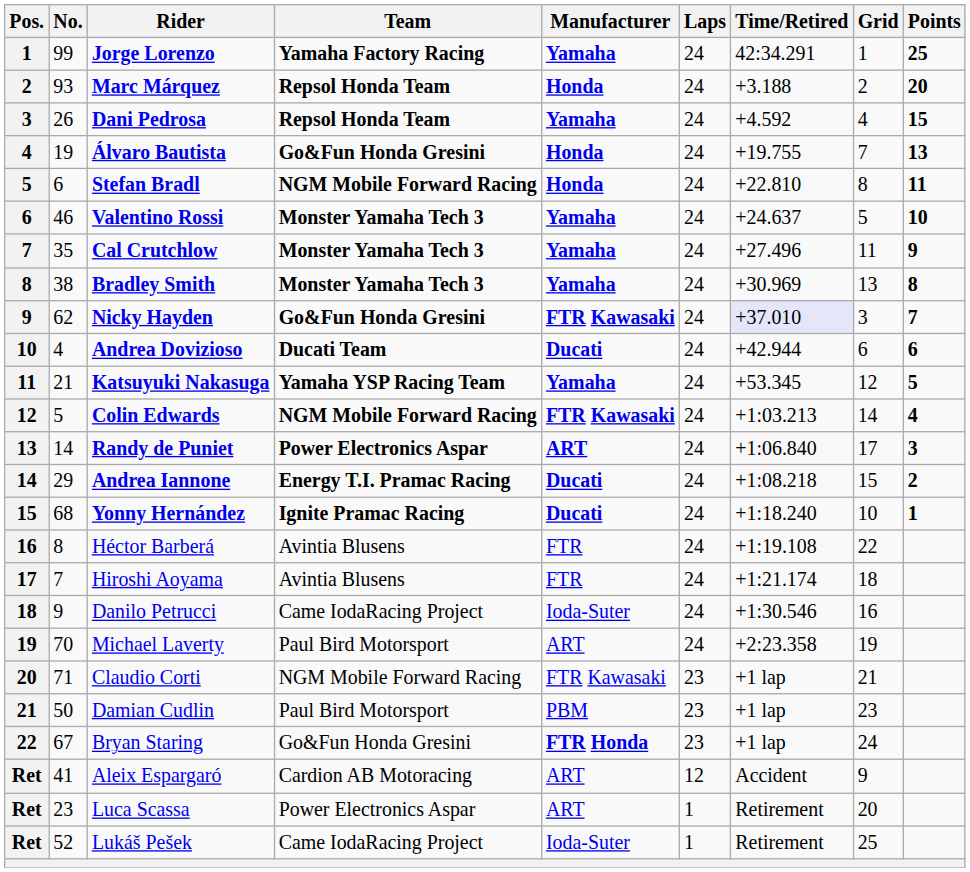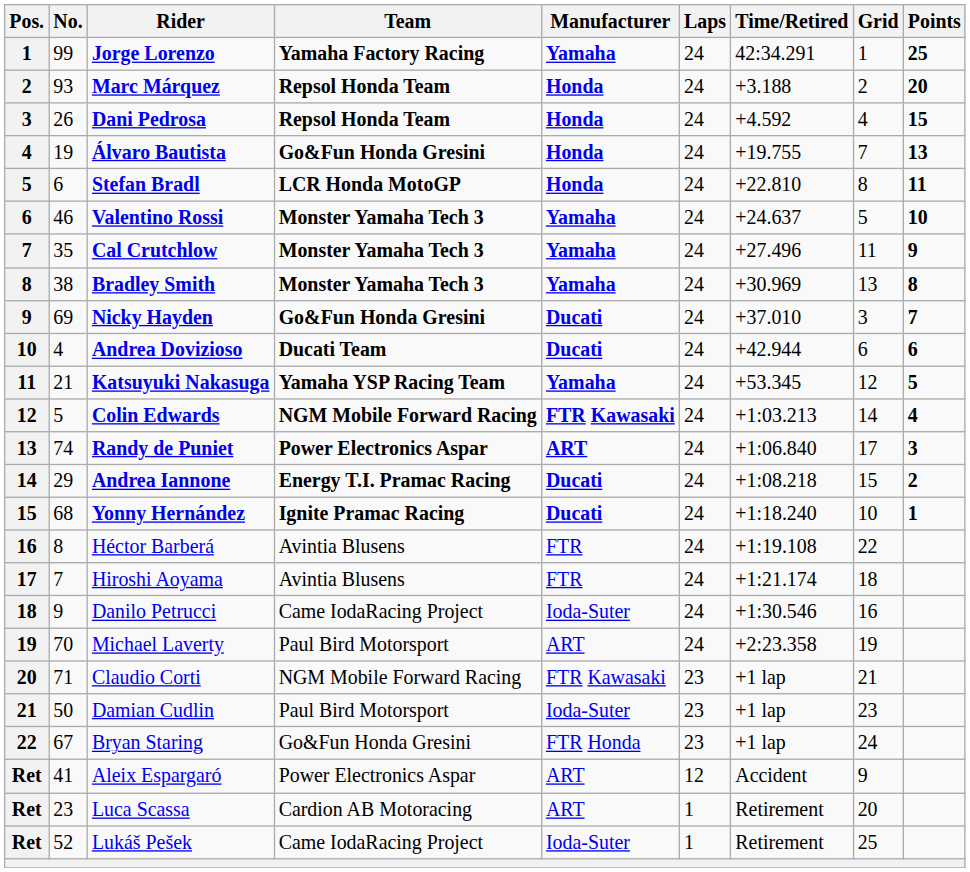(581, 119) Yamaha -> (575, 119) Honda
(408, 185) NGM Mobile Forward Racing -> (370, 185) LCR Honda MotoGP
(63, 316) 62 -> (63, 316) 69
(610, 316) FTR Kawasaki -> (574, 316) Ducati
(768, 316) lavender background -> (768, 316) no background
(63, 447) 14 -> (63, 447) 74
(567, 710) PBM -> (588, 710) Ioda-Suter
(597, 743) bold -> (593, 743) normal
(375, 776) Cardion AB Motoracing -> (377, 776) Power Electronics Aspar
(377, 809) Power Electronics Aspar -> (375, 809) Cardion AB Motoracing
